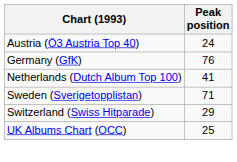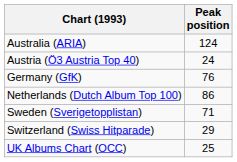+ row: (46, 43)
(208, 78) 41 -> (208, 95) 86
